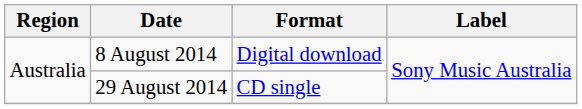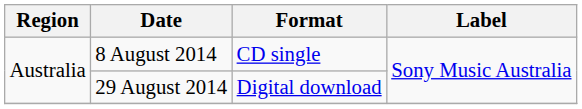(309, 53) Digital download -> (279, 53) CD single
(279, 86) CD single -> (309, 86) Digital download
